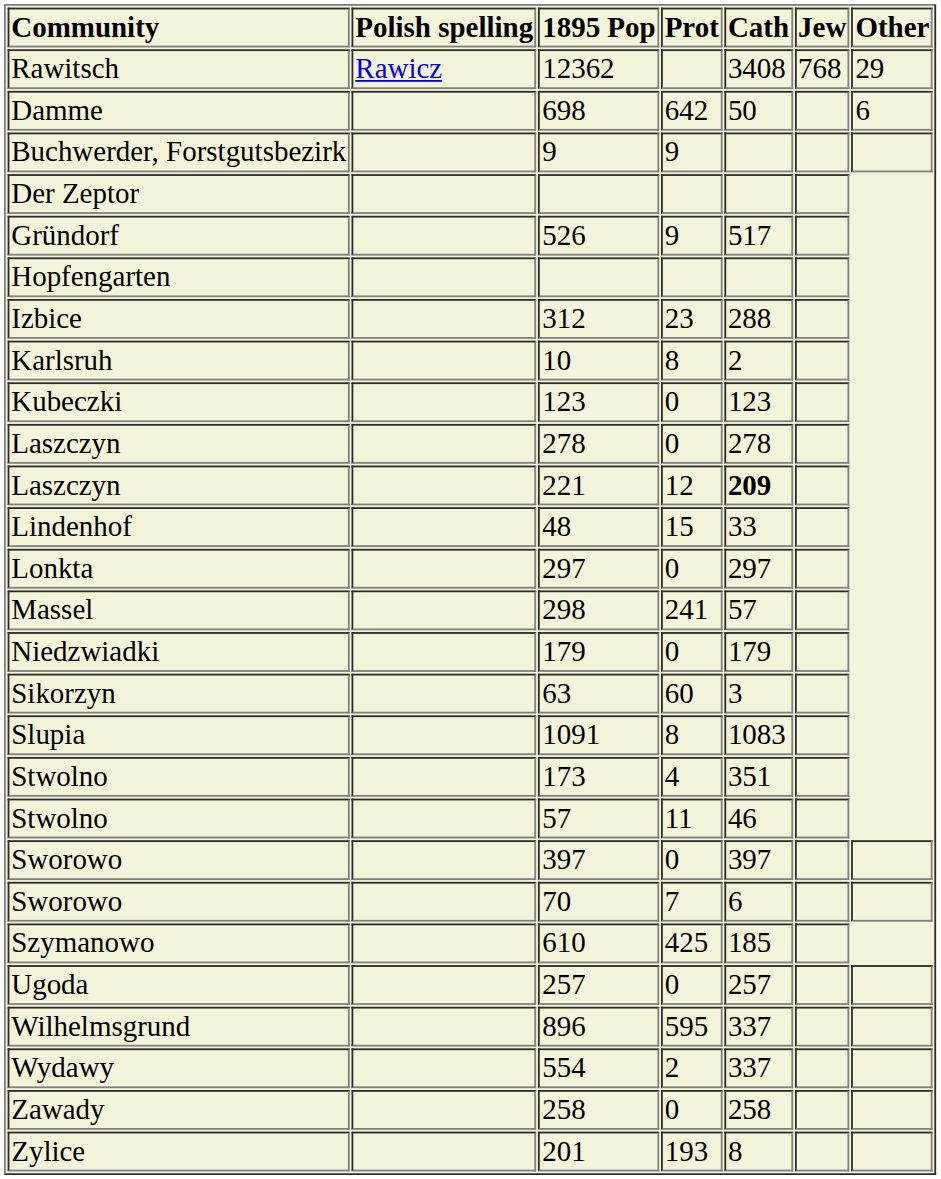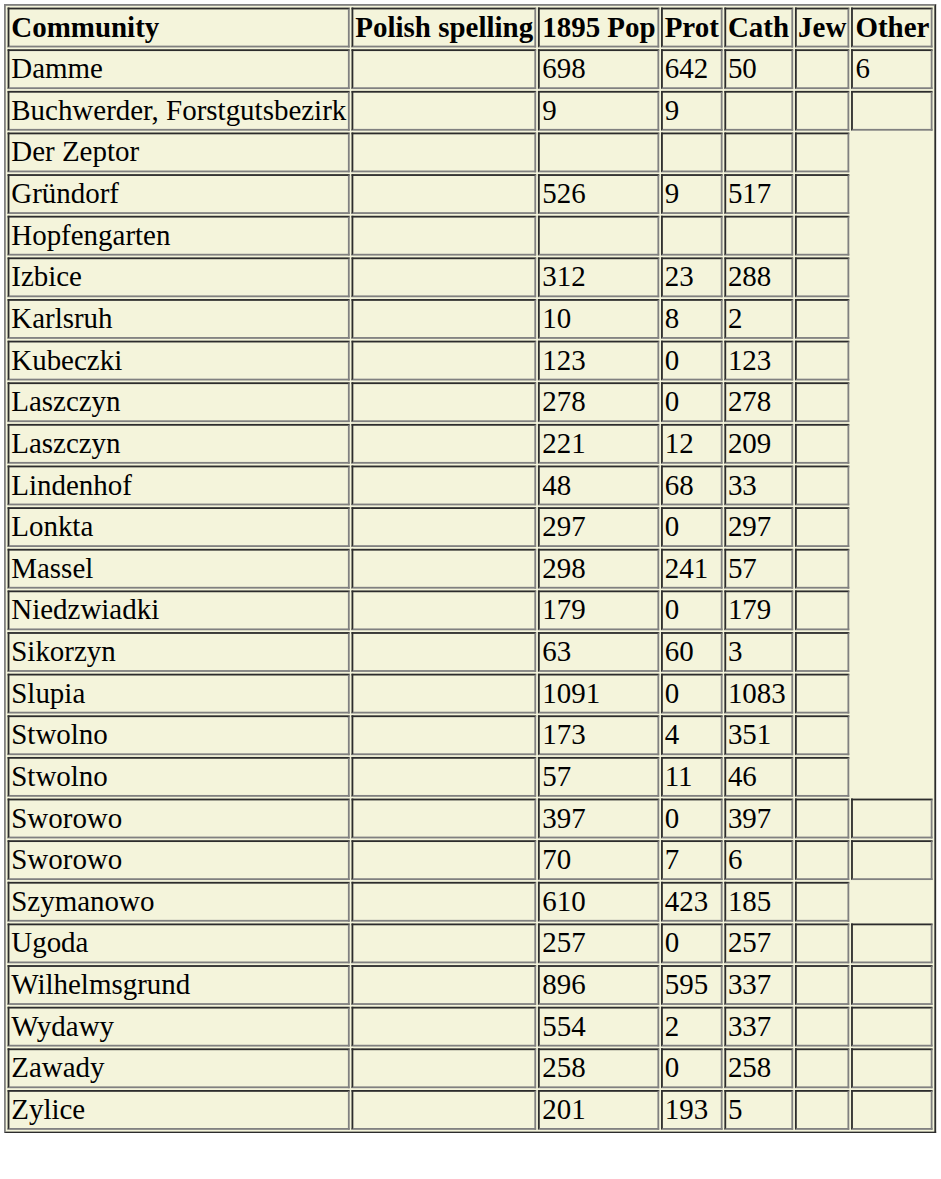- row: (65, 68)
(750, 485) bold -> (750, 443) normal
(679, 526) 15 -> (679, 485) 68
(672, 734) 8 -> (672, 693) 0
(686, 942) 425 -> (686, 901) 423
(735, 1151) 8 -> (735, 1109) 5
